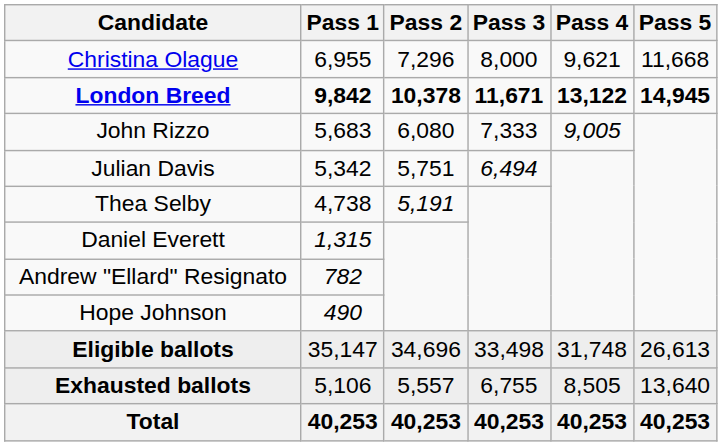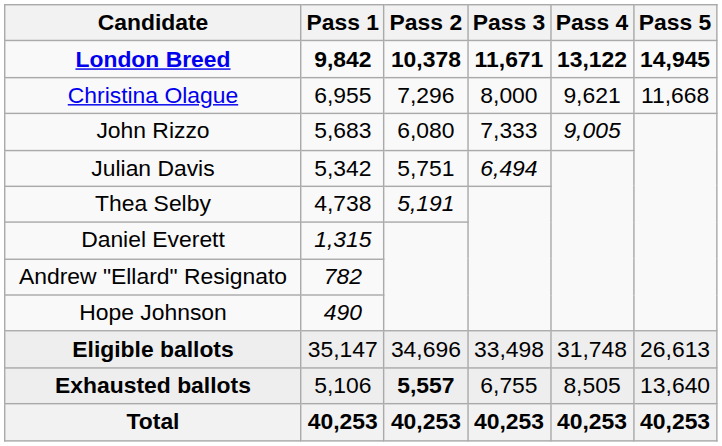rows swapped: (153, 95) <-> (153, 58)
(426, 385) normal -> (426, 385) bold
